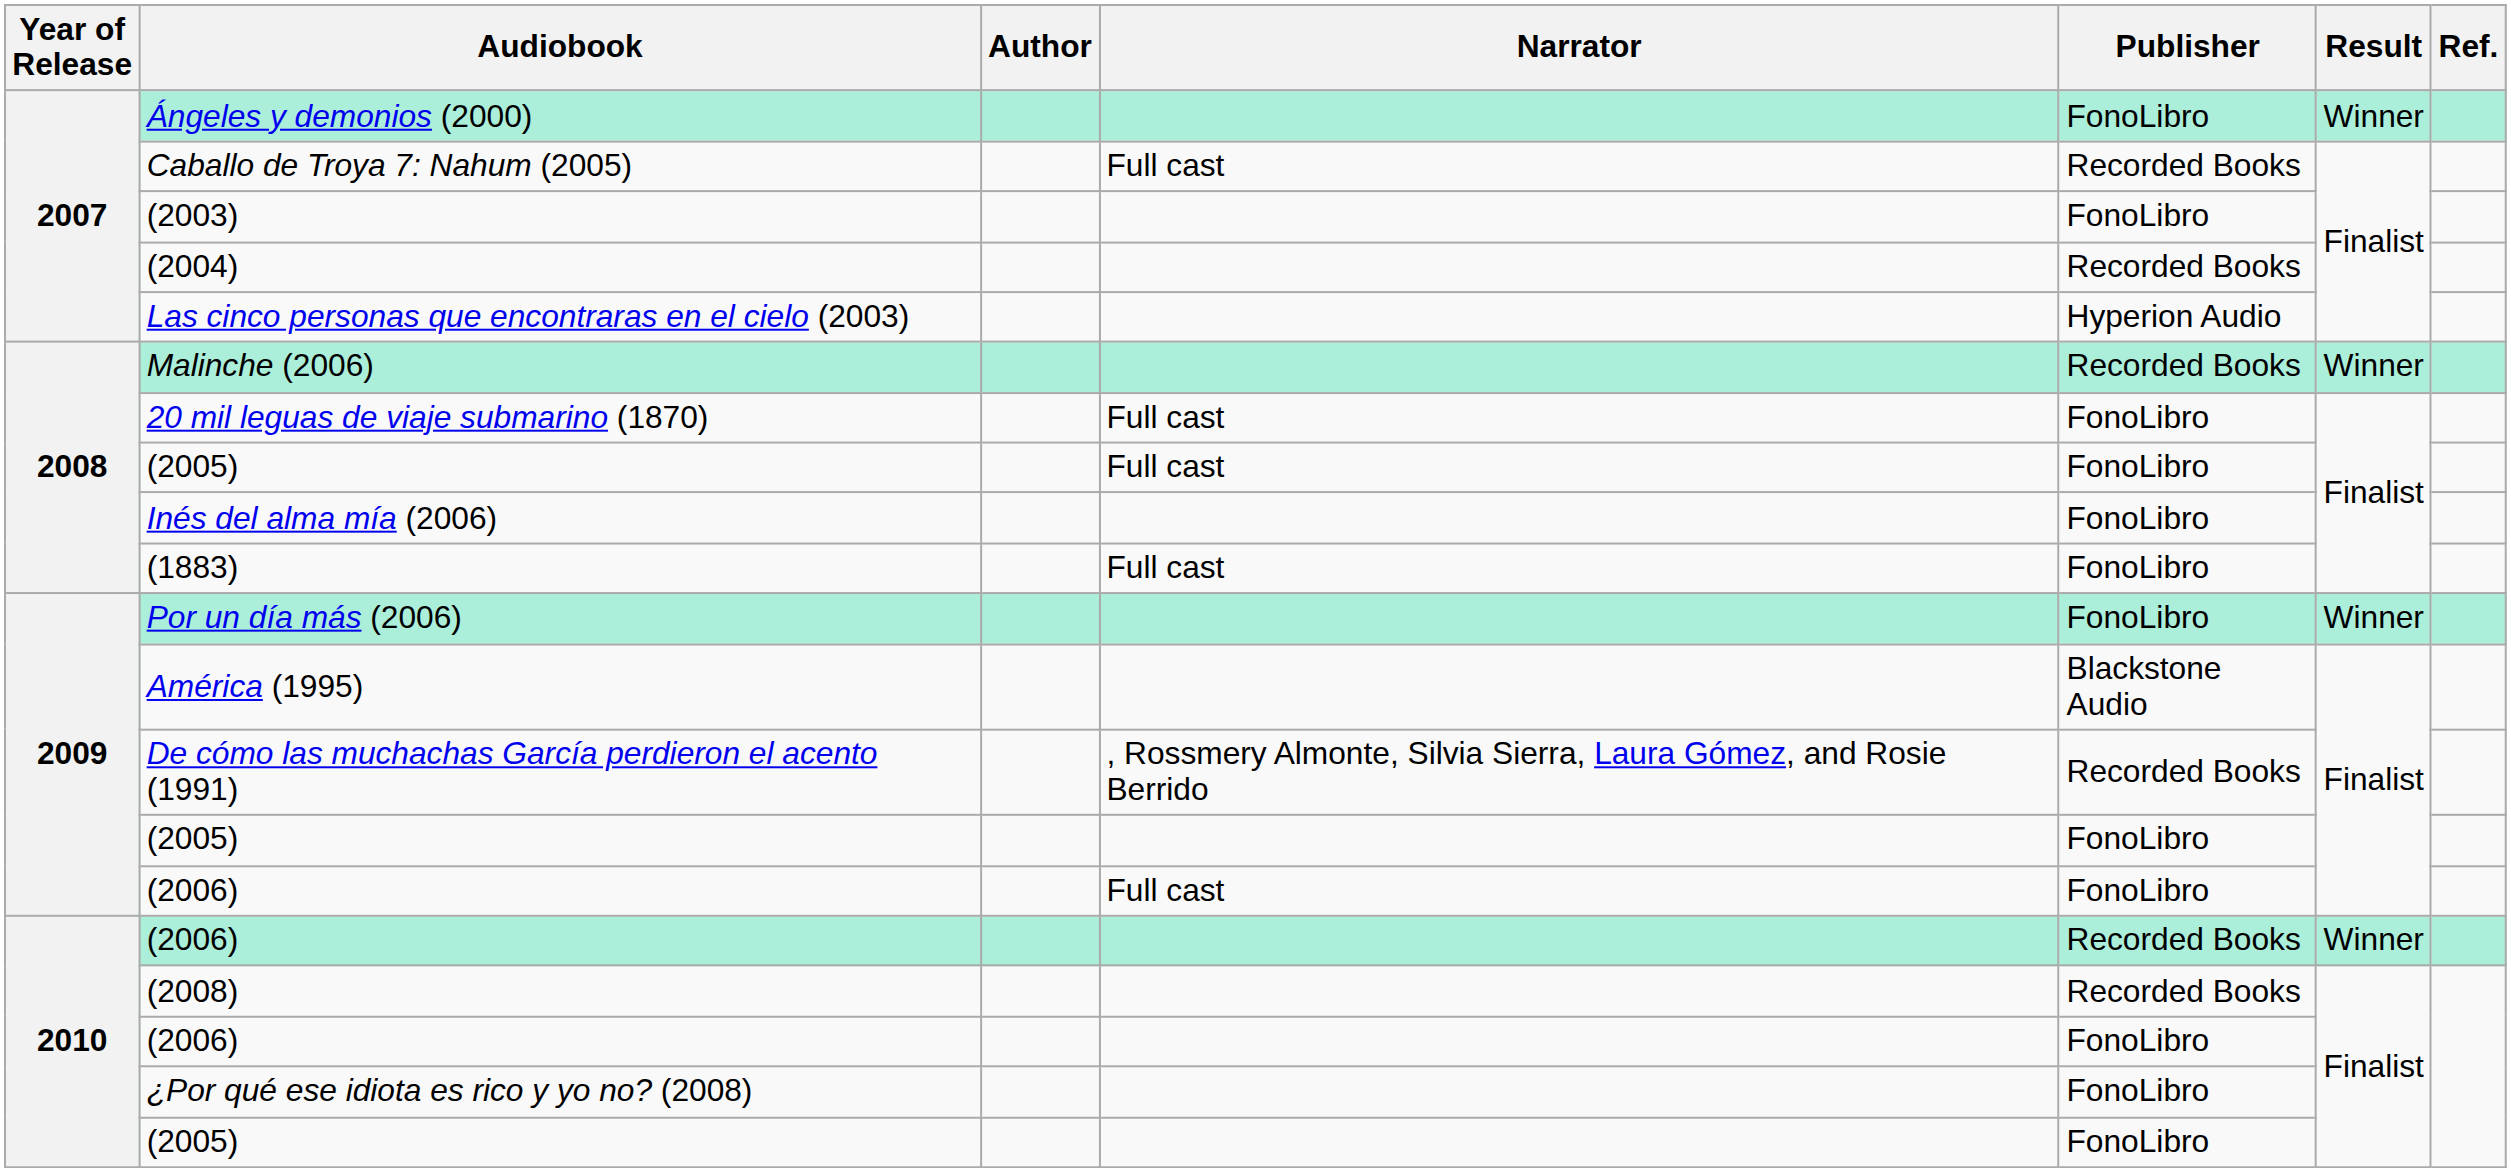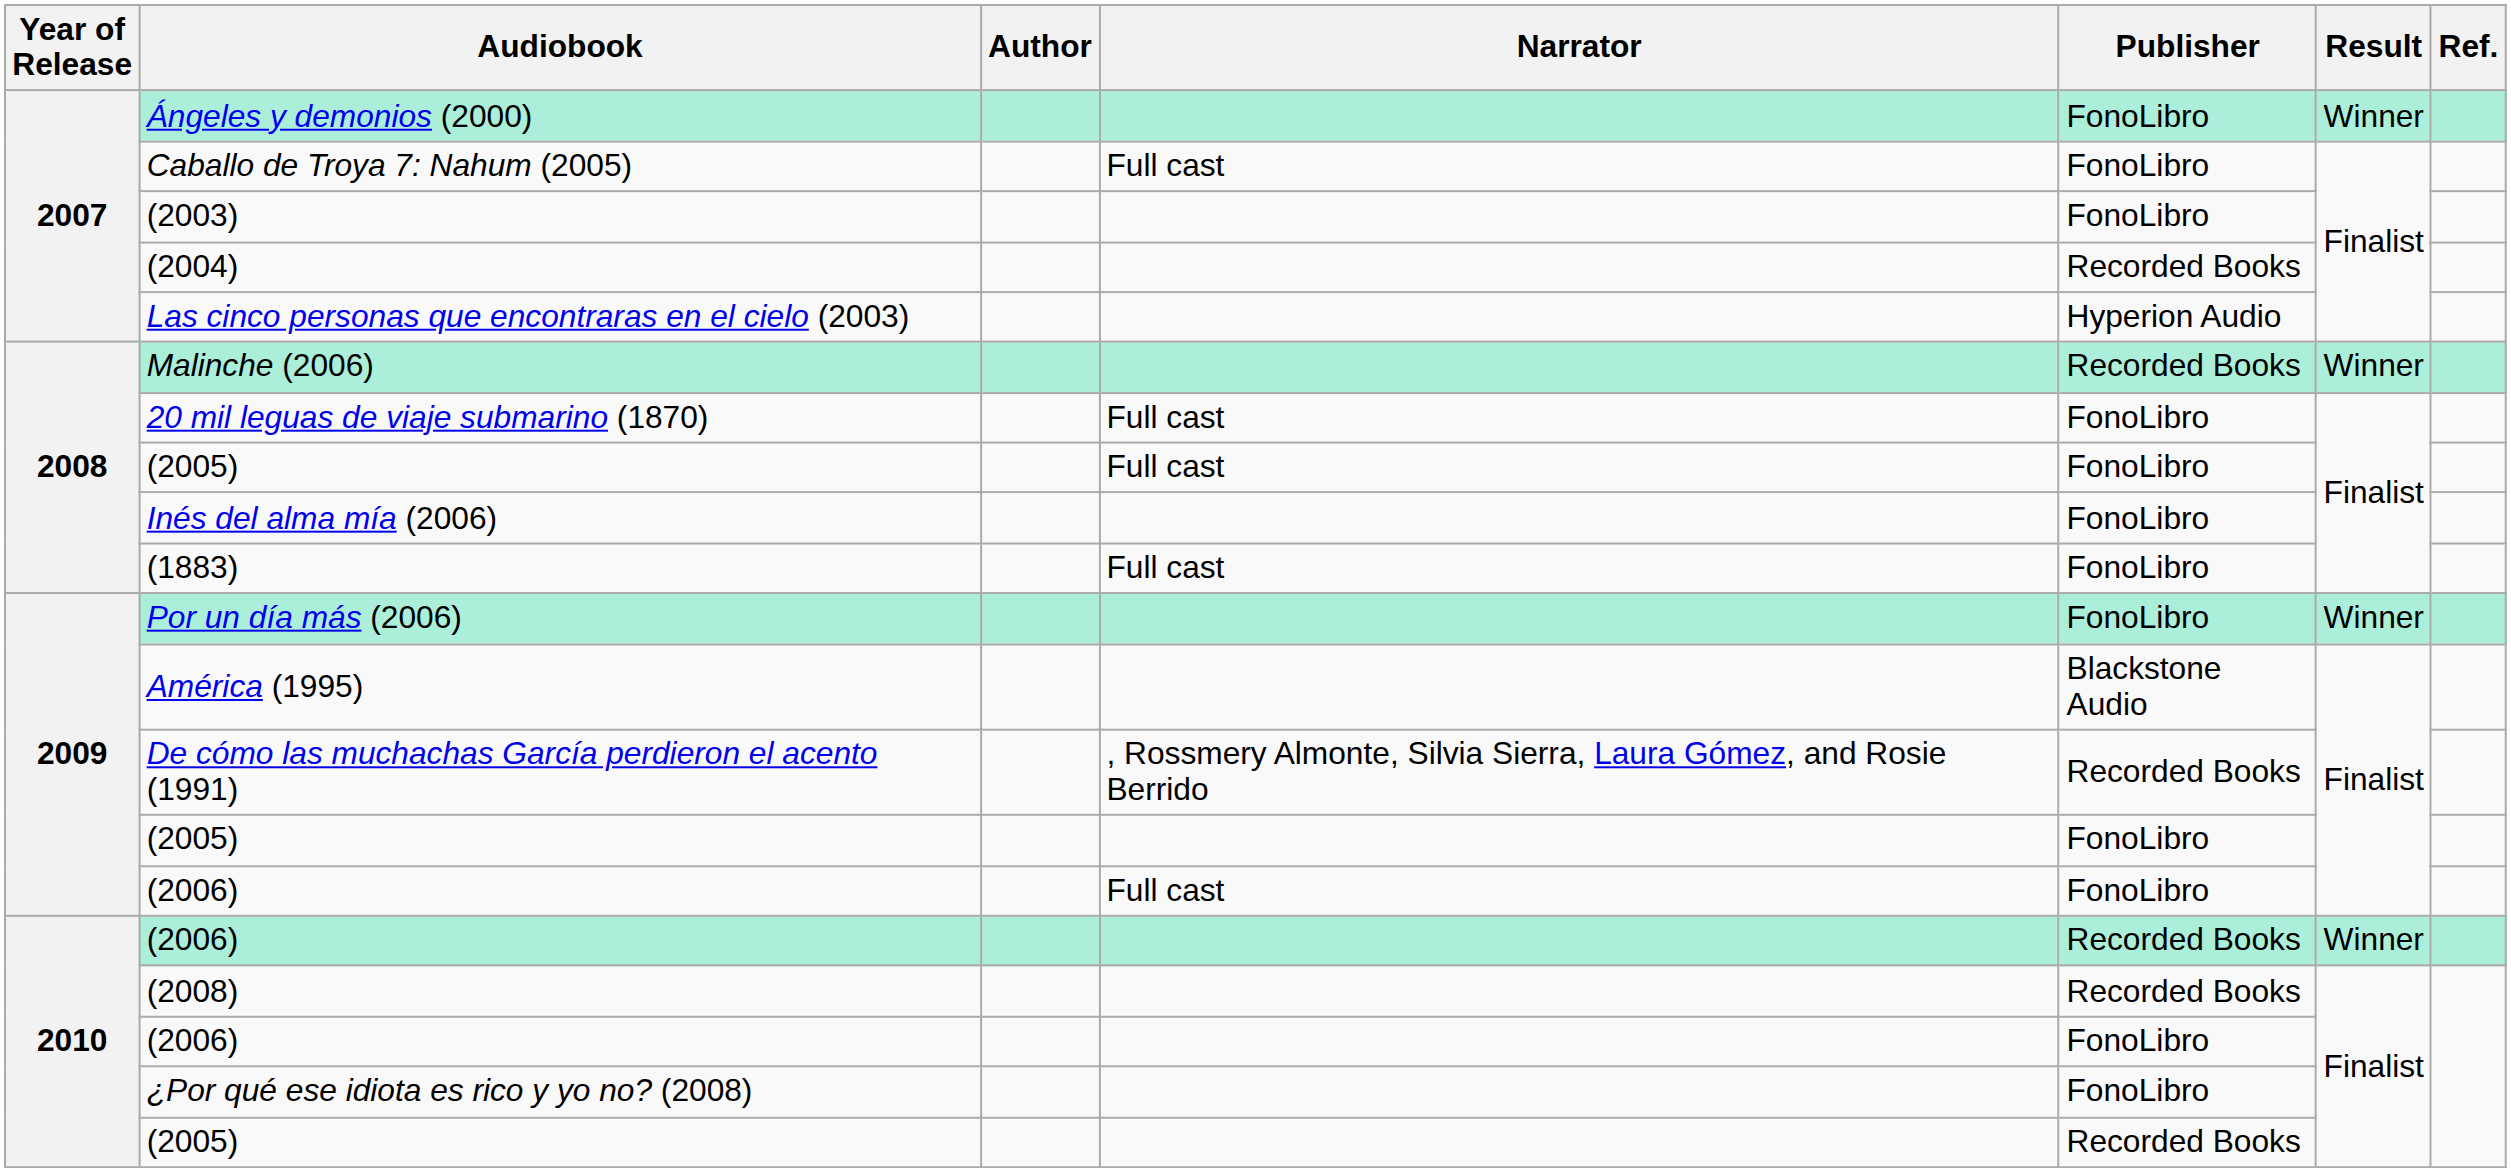(2184, 165) Recorded Books -> (2138, 165) FonoLibro
(2138, 1141) FonoLibro -> (2184, 1141) Recorded Books
